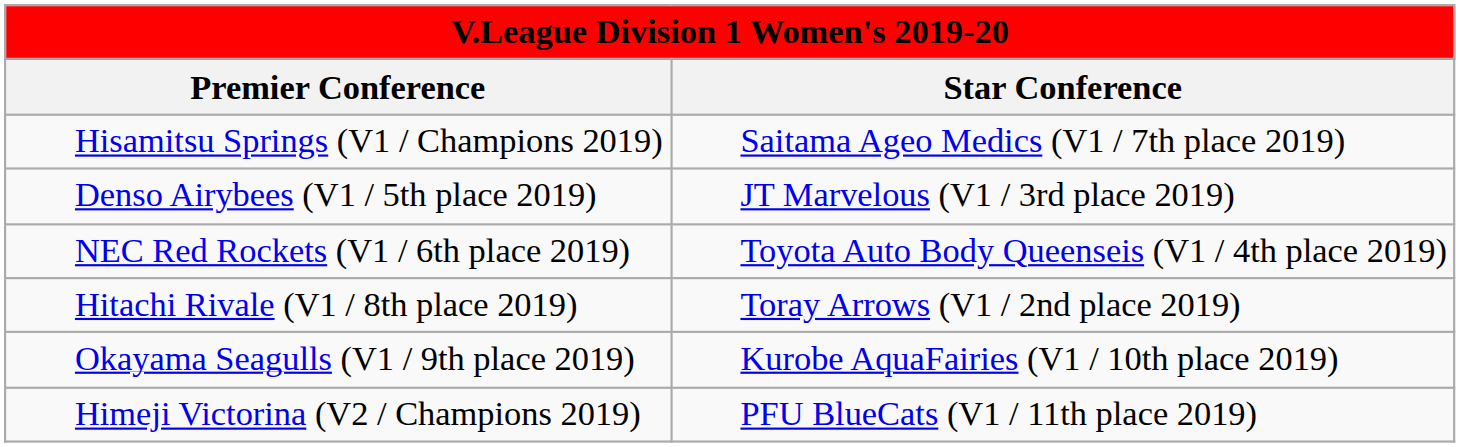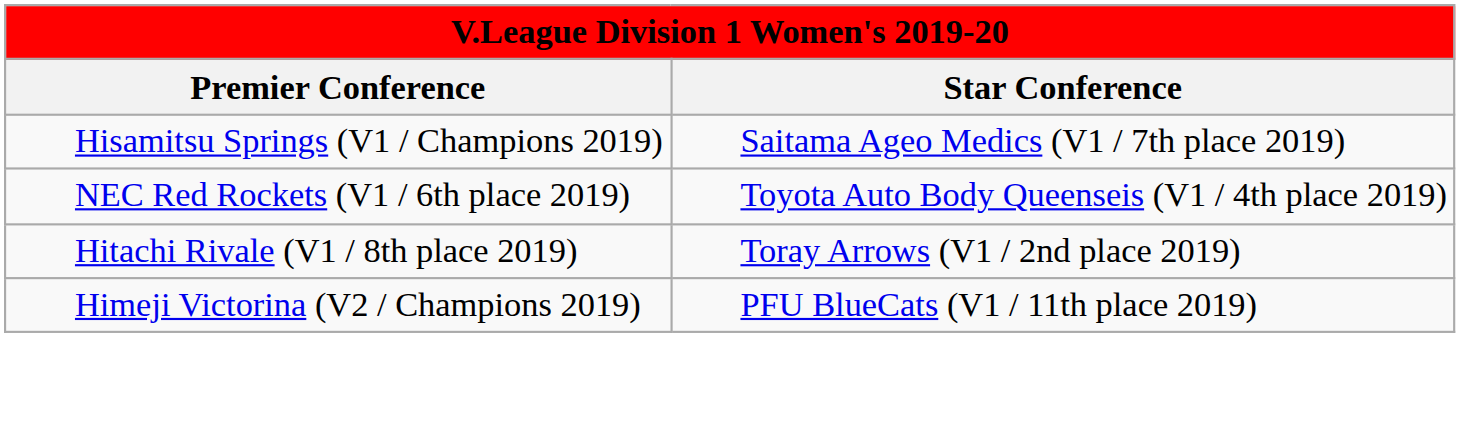- row: (336, 195)
- row: (355, 359)
